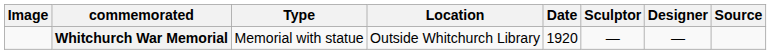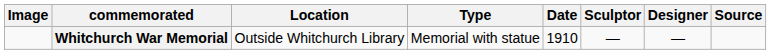columns swapped: (299, 15) <-> (455, 15)
(562, 37) 1920 -> (562, 37) 1910
